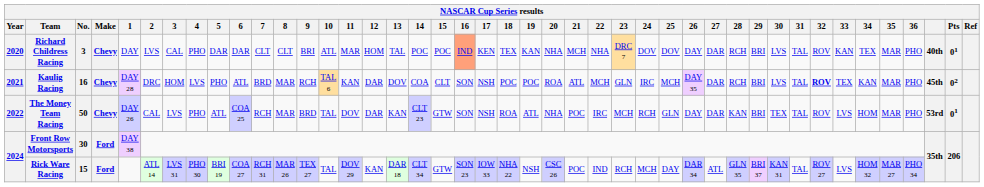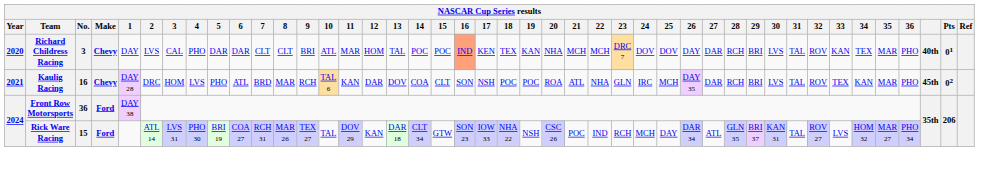(600, 52) NHA -> (600, 52) MCH
(600, 82) MCH -> (600, 82) NHA
(821, 82) bold -> (818, 82) normal
- row: (50, 113)
(83, 144) 30 -> (83, 108) 36
